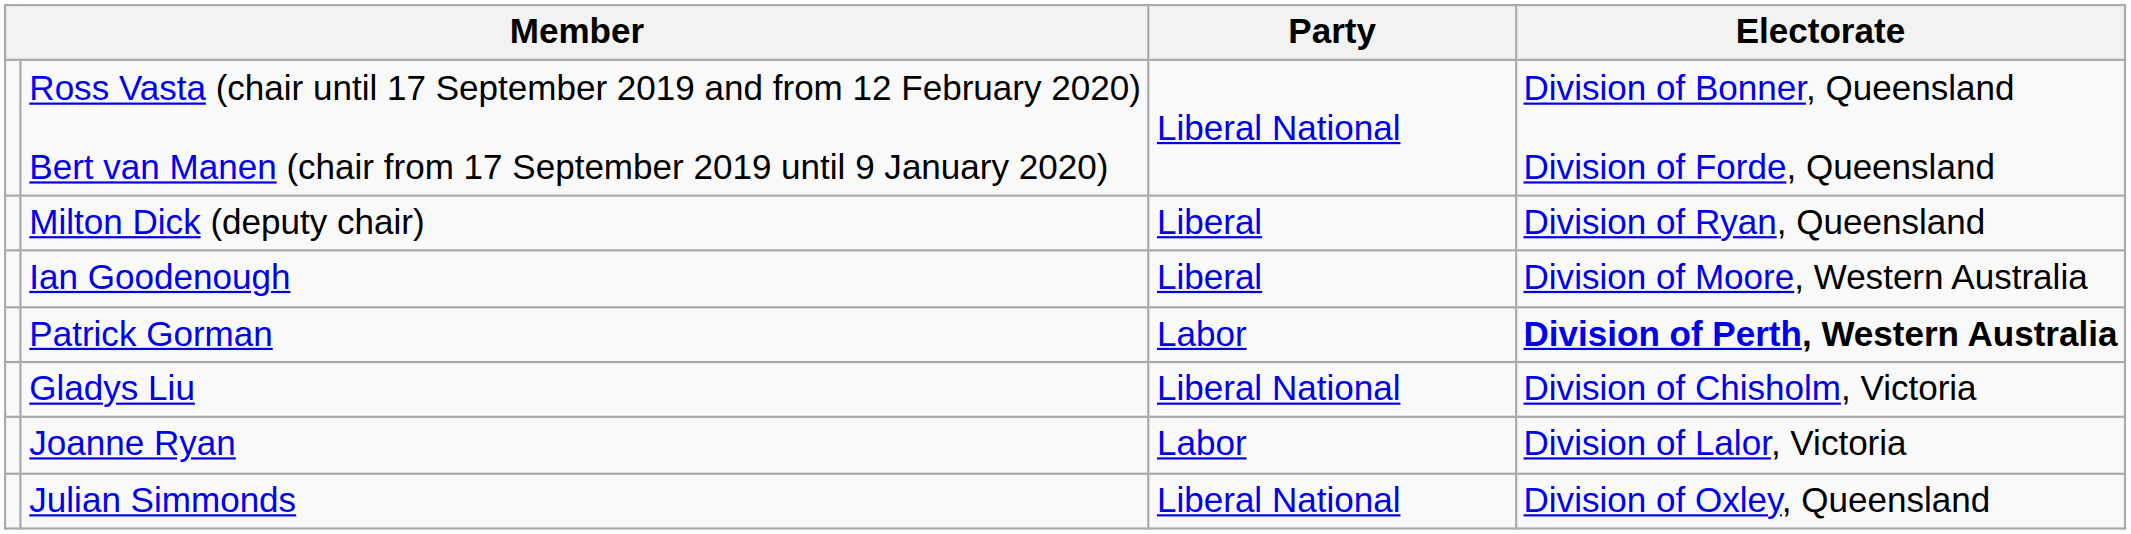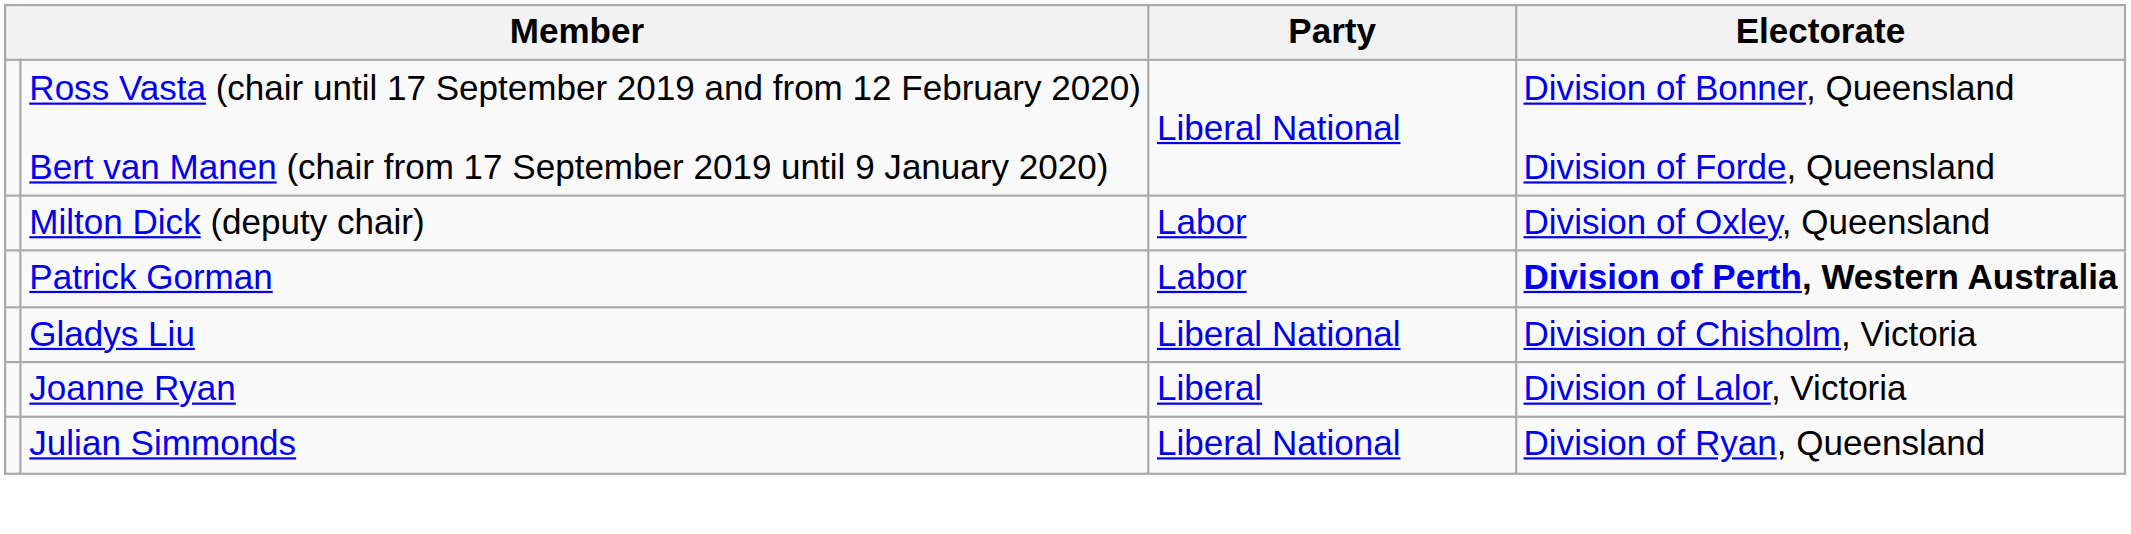(1210, 222) Liberal -> (1202, 222) Labor
(1754, 222) Division of Ryan, Queensland -> (1757, 222) Division of Oxley, Queensland
- row: (160, 277)
(1202, 444) Labor -> (1210, 388) Liberal
(1757, 500) Division of Oxley, Queensland -> (1754, 444) Division of Ryan, Queensland
